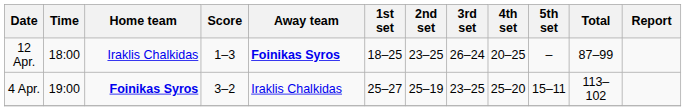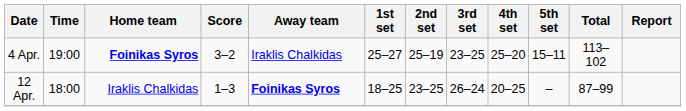rows swapped: (24, 89) <-> (24, 55)
